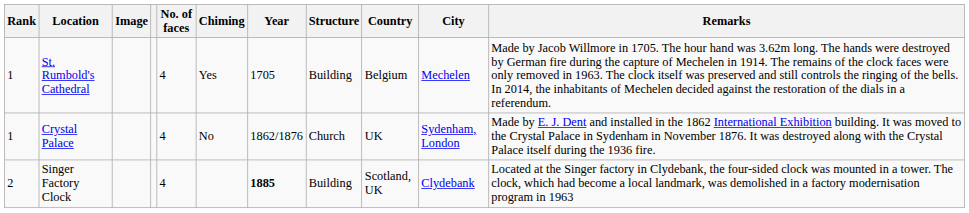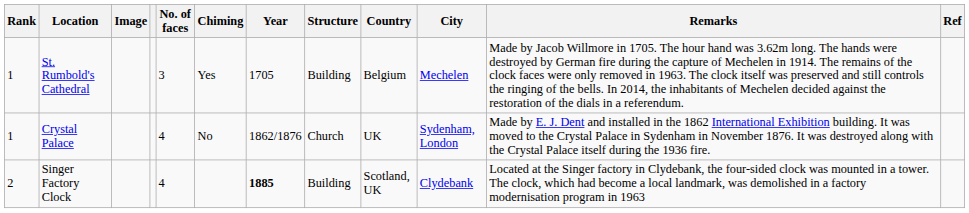+ column: (952, 21)
(162, 75) 4 -> (162, 75) 3
